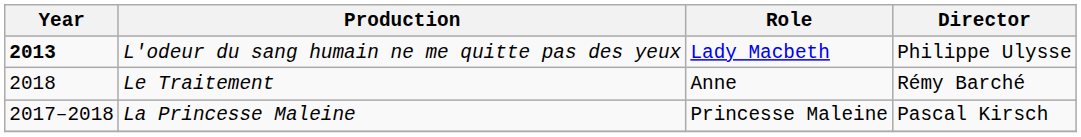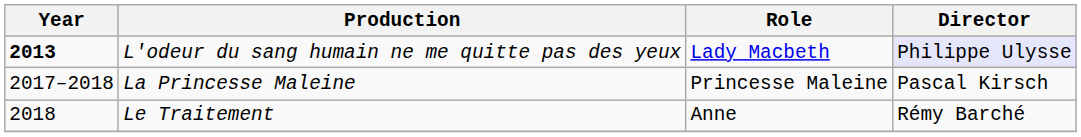(984, 52) no background -> (984, 52) lavender background
rows swapped: (239, 115) <-> (199, 84)
